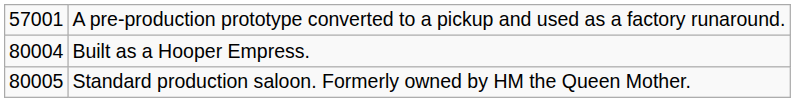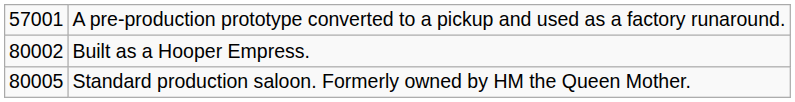(36, 50) 80004 -> (36, 50) 80002
